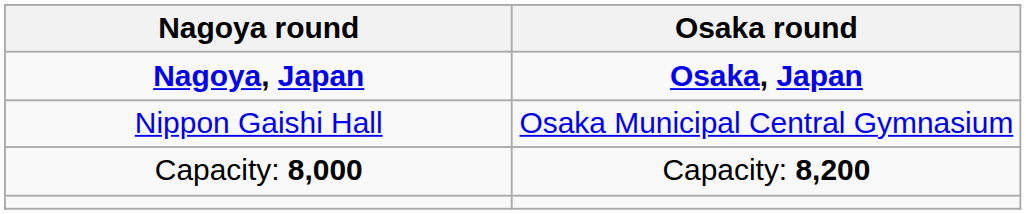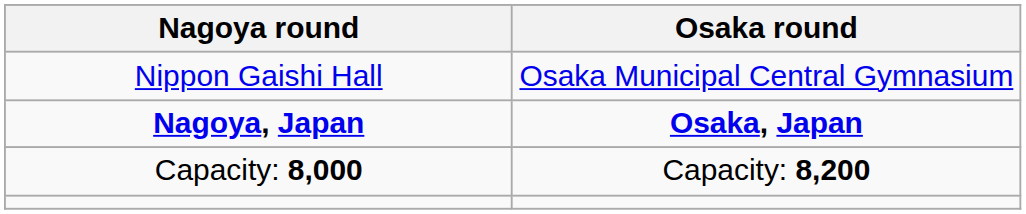rows swapped: (259, 75) <-> (259, 123)
